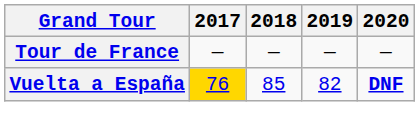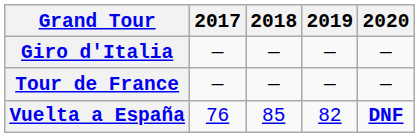+ row: (97, 52)
(218, 84) gold background -> (218, 116) no background
